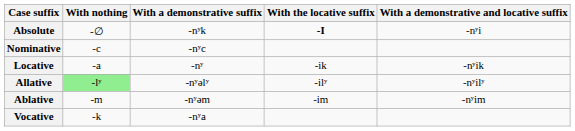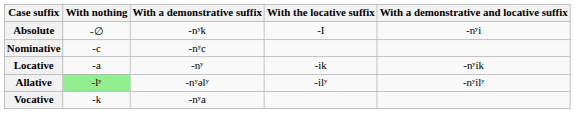(321, 30) bold -> (321, 30) normal
- row: (34, 100)
